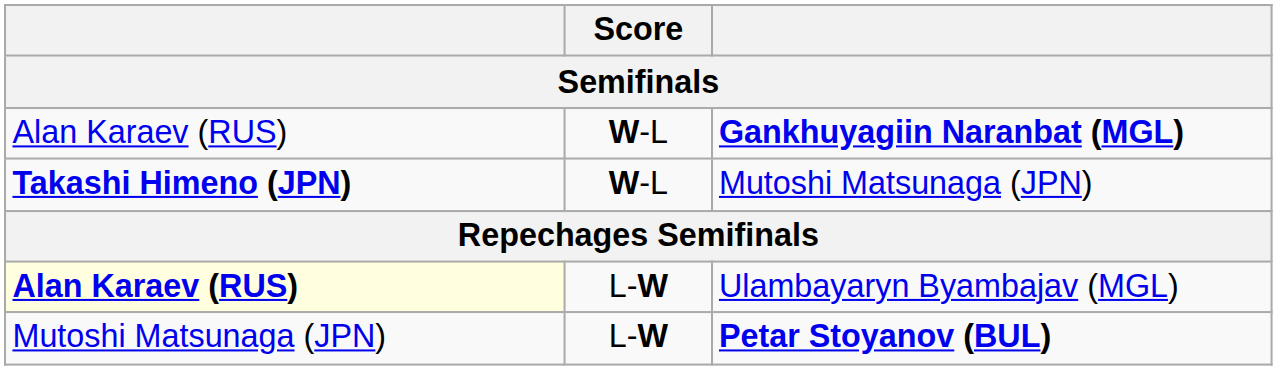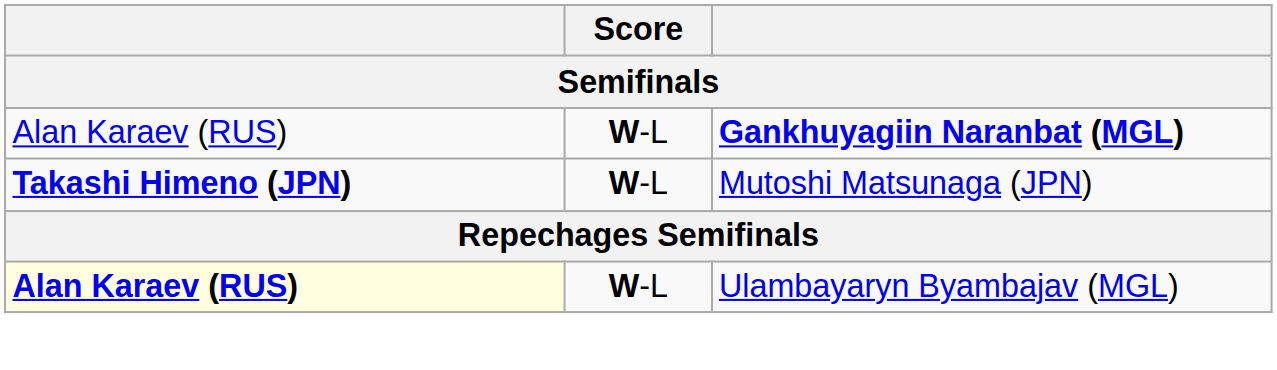(638, 286) L-W -> (638, 286) W-L
- row: (885, 337)
